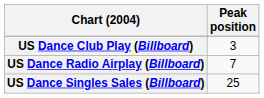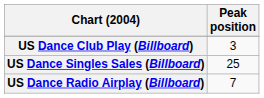rows swapped: (106, 64) <-> (106, 83)
